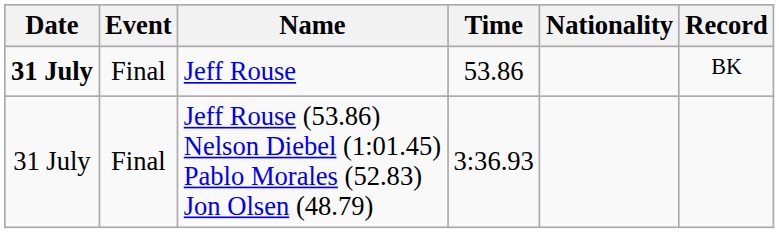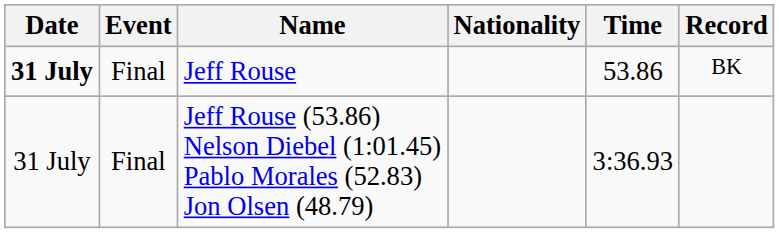columns swapped: (610, 25) <-> (494, 25)
